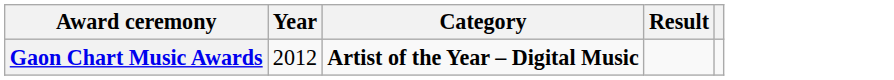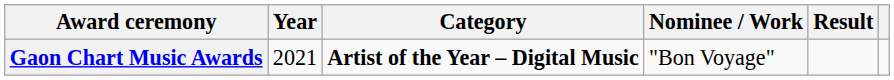+ column: (726, 22)
(295, 57) 2012 -> (295, 57) 2021
